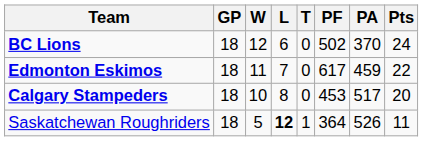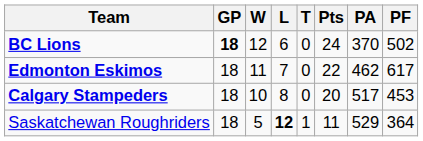columns swapped: (332, 18) <-> (401, 18)
(229, 44) normal -> (229, 44) bold
(367, 70) 459 -> (365, 70) 462
(367, 122) 526 -> (365, 122) 529
